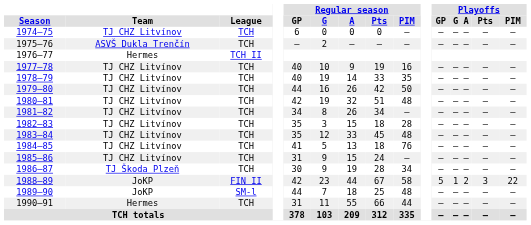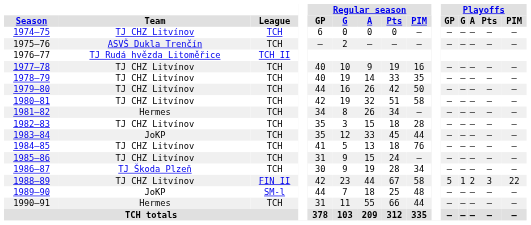(142, 55) Hermes -> (155, 55) TJ Rudá hvězda Litoměřice
(407, 101) 48 -> (419, 101) 58
(142, 112) TJ CHZ Litvínov -> (155, 112) Hermes
(142, 135) TJ CHZ Litvínov -> (155, 135) JoKP
(407, 135) 48 -> (419, 135) 44
(142, 181) JoKP -> (155, 181) TJ CHZ Litvínov
